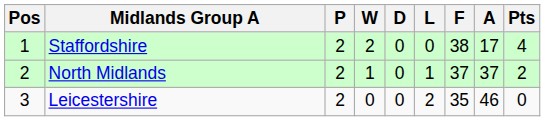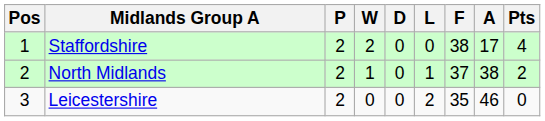(489, 73) 37 -> (489, 73) 38
